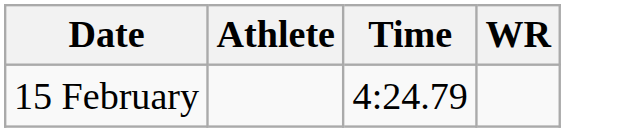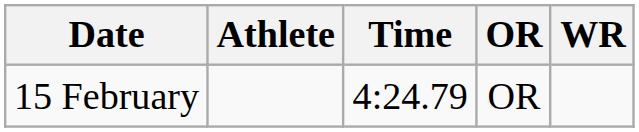+ column: (514, 34)
